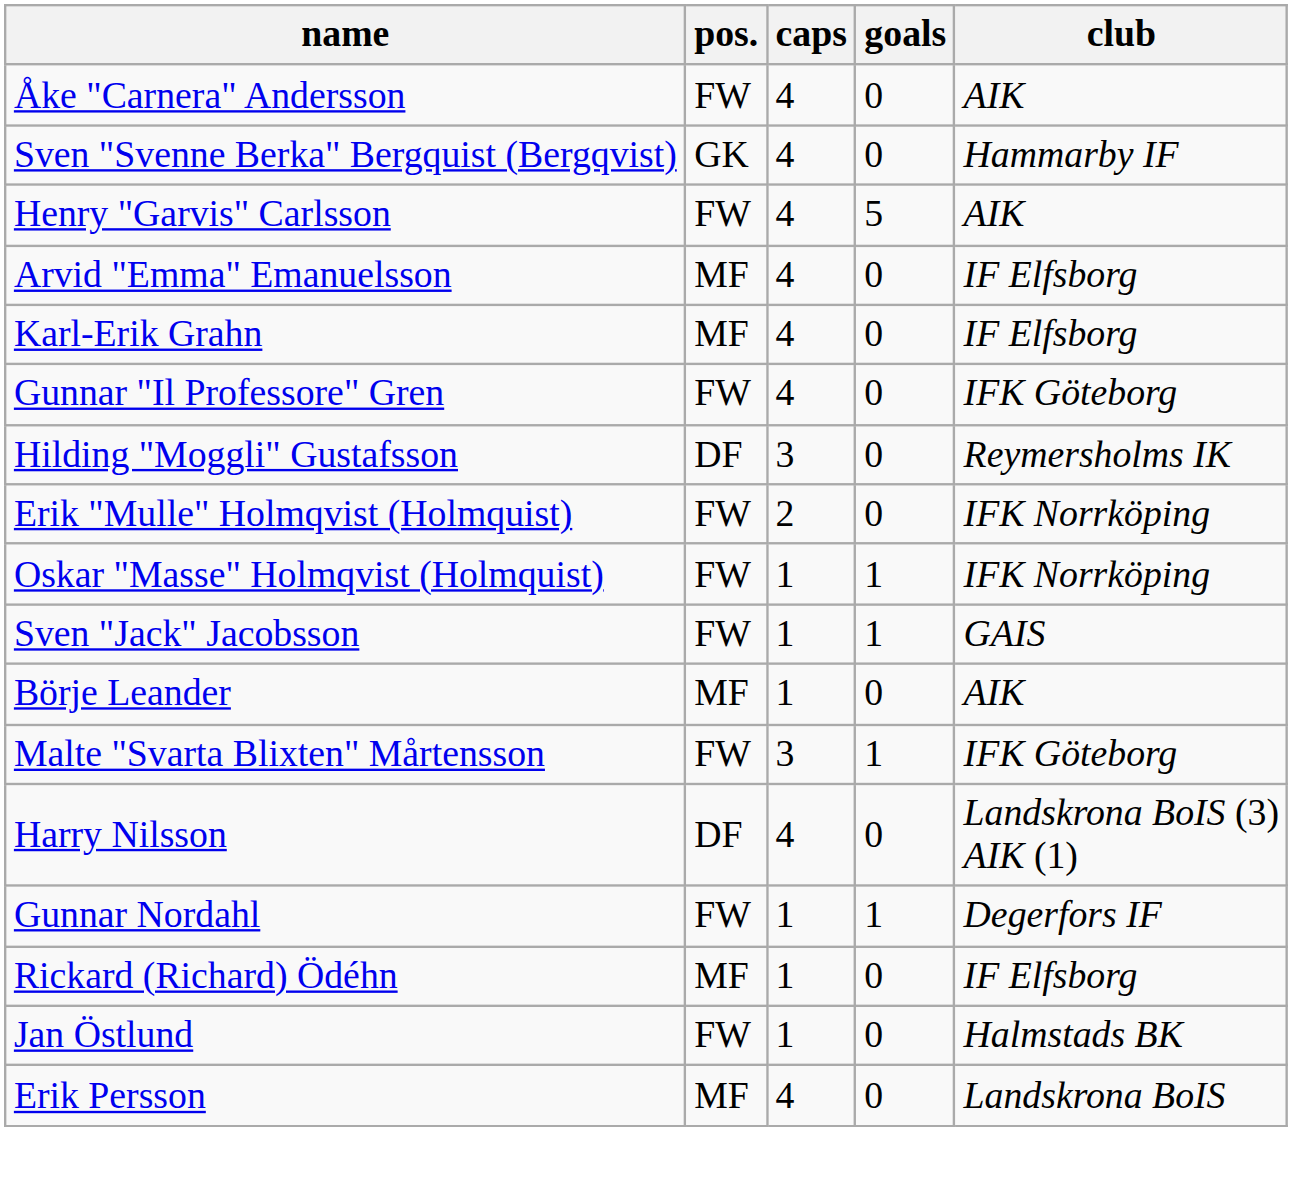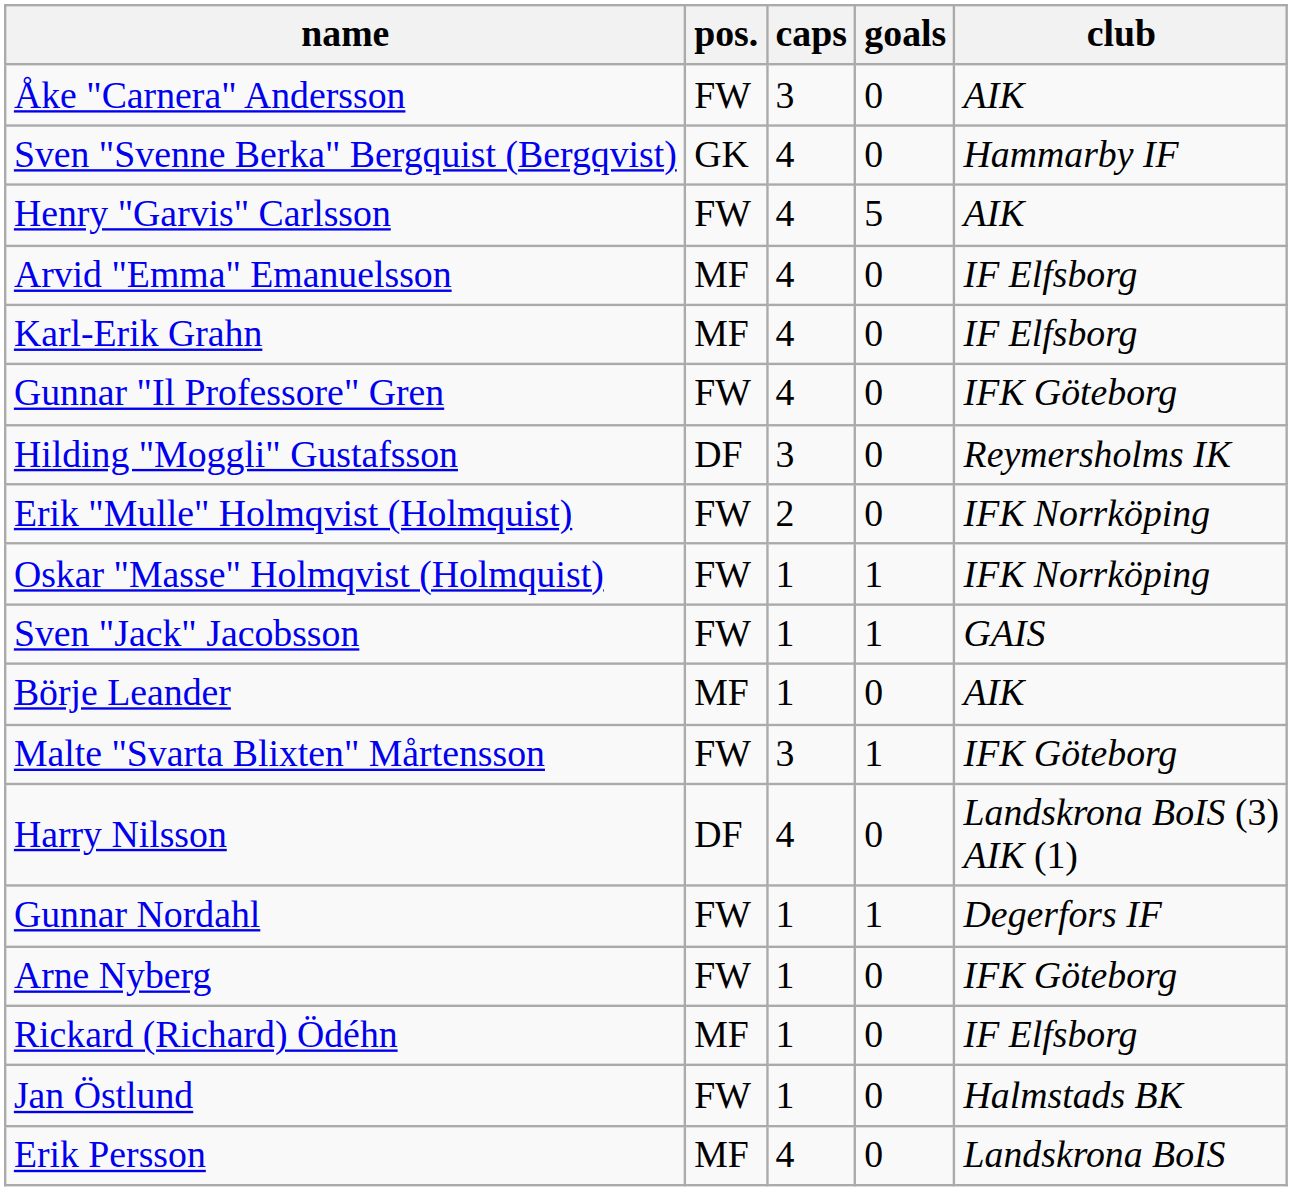(785, 94) 4 -> (785, 94) 3
+ row: (113, 975)
